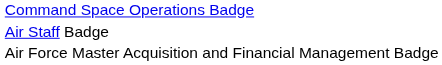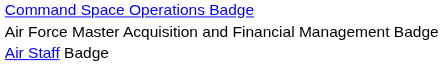rows swapped: (222, 53) <-> (57, 31)
